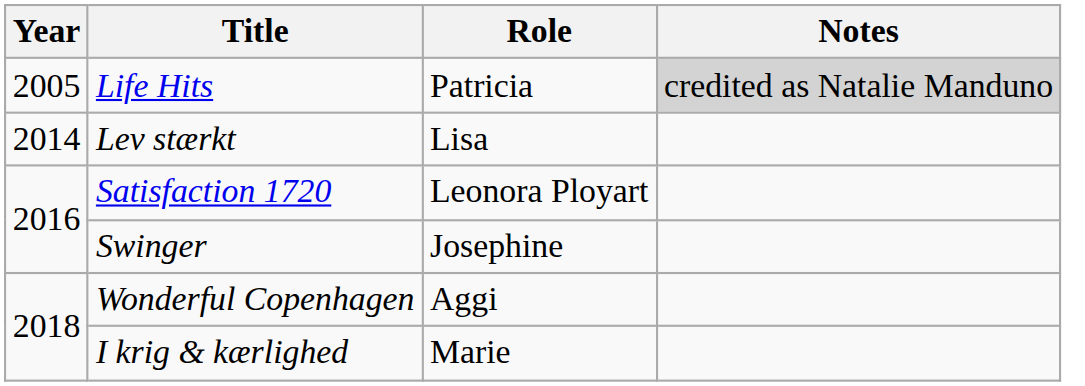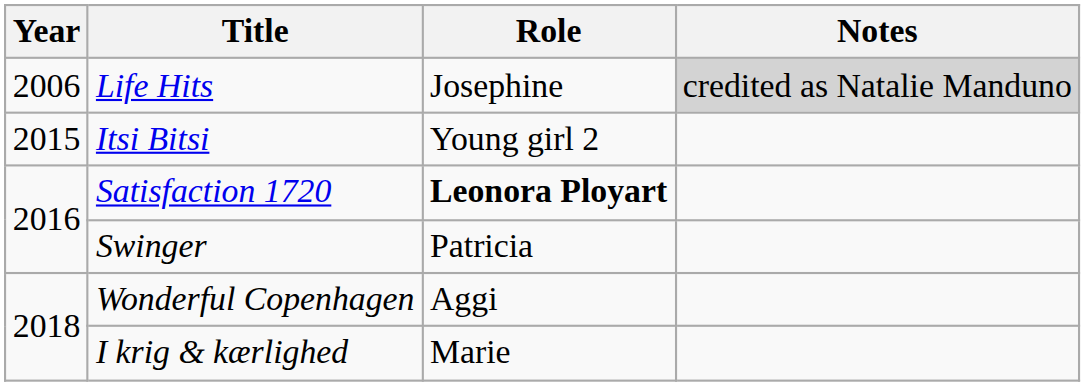(47, 84) 2005 -> (47, 84) 2006
(482, 84) Patricia -> (497, 84) Josephine
- row: (166, 138)
+ row: (153, 138)
(539, 191) normal -> (549, 191) bold
(497, 245) Josephine -> (482, 245) Patricia
